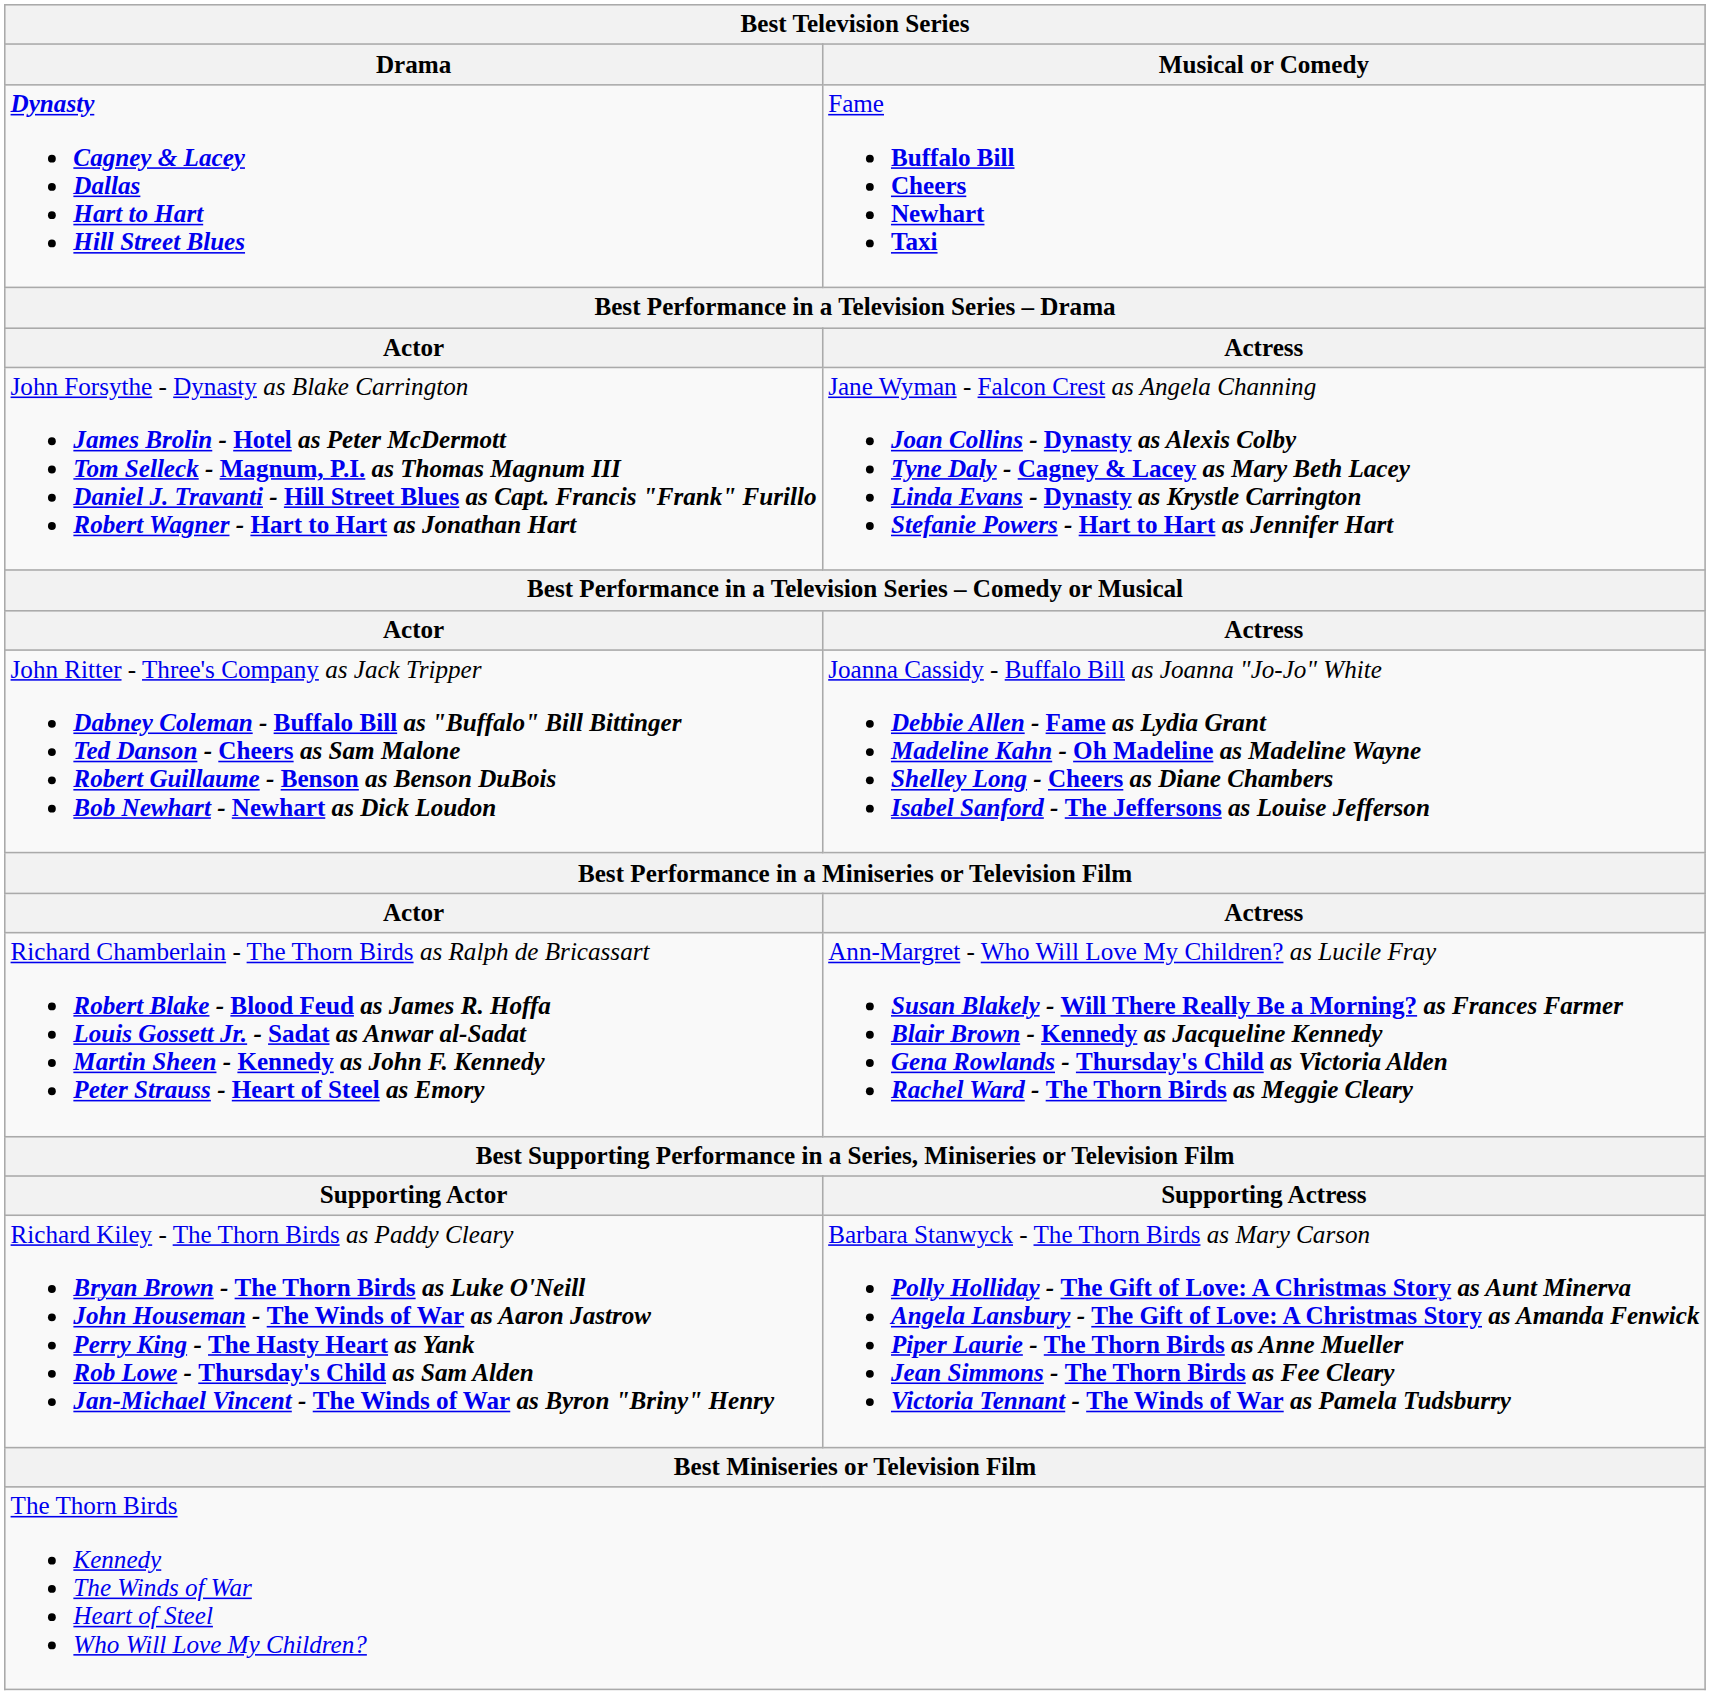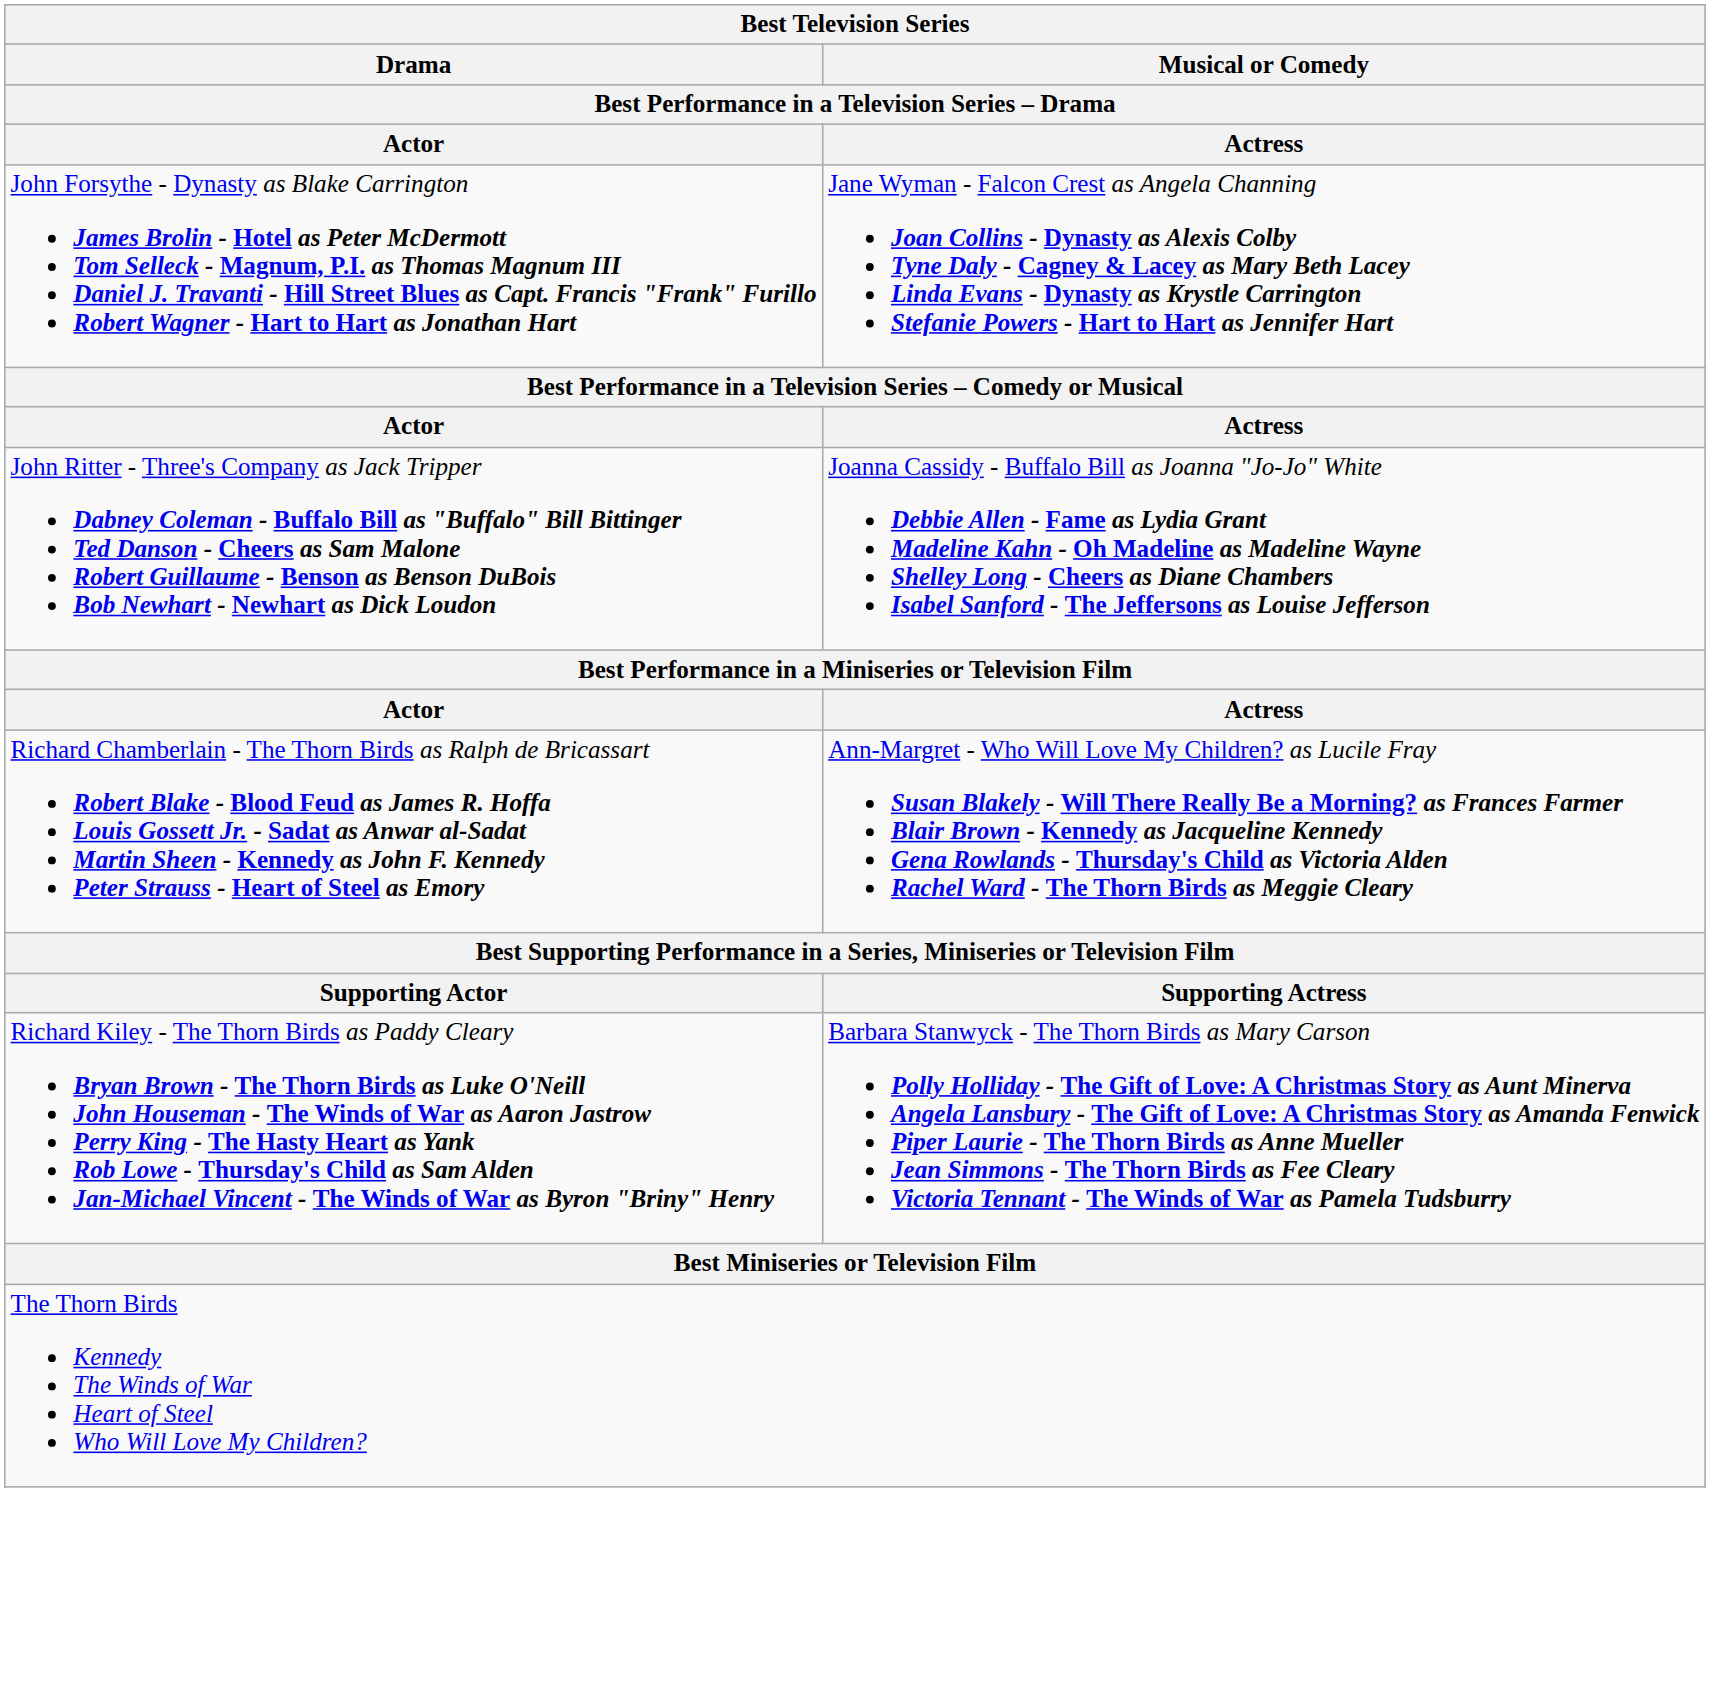- row: (414, 173)
